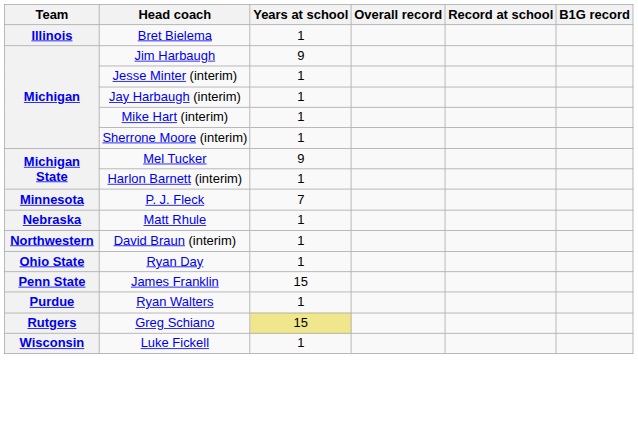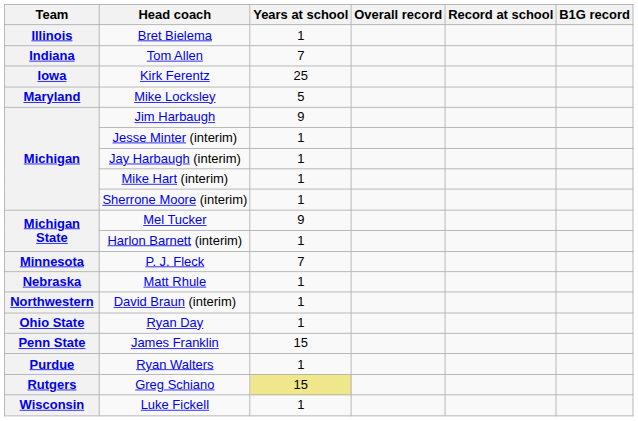+ row: (175, 55)
+ row: (175, 76)
+ row: (175, 96)
